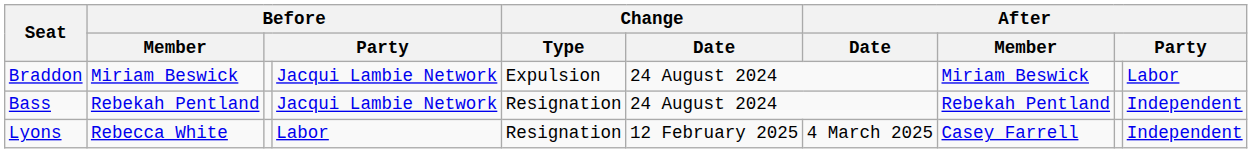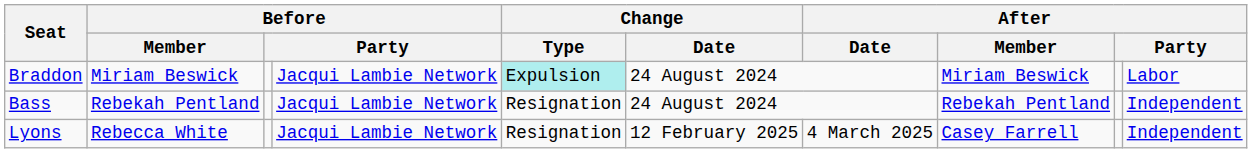(553, 76) no background -> (553, 76) paleturquoise background
(302, 133) Labor -> (387, 133) Jacqui Lambie Network
